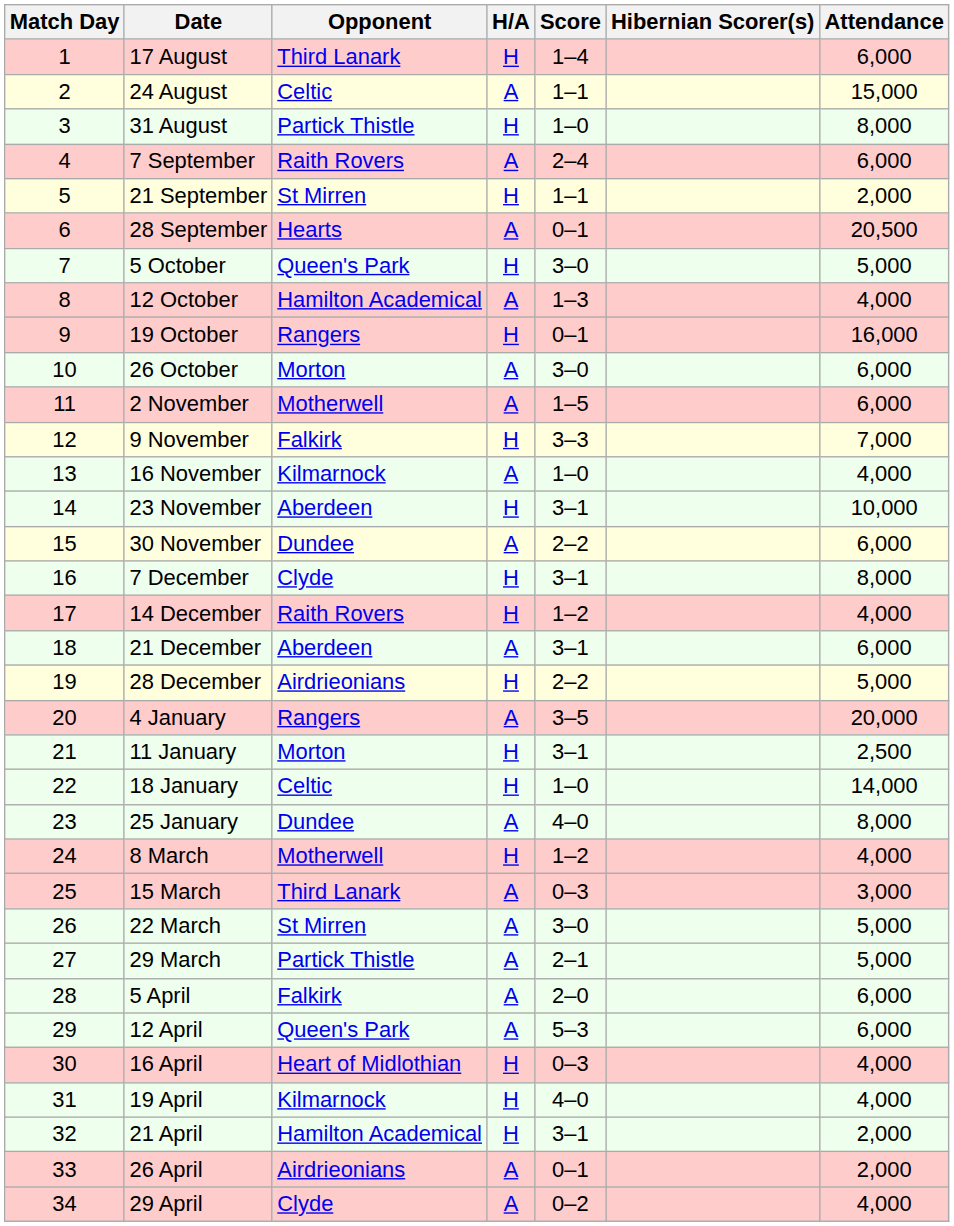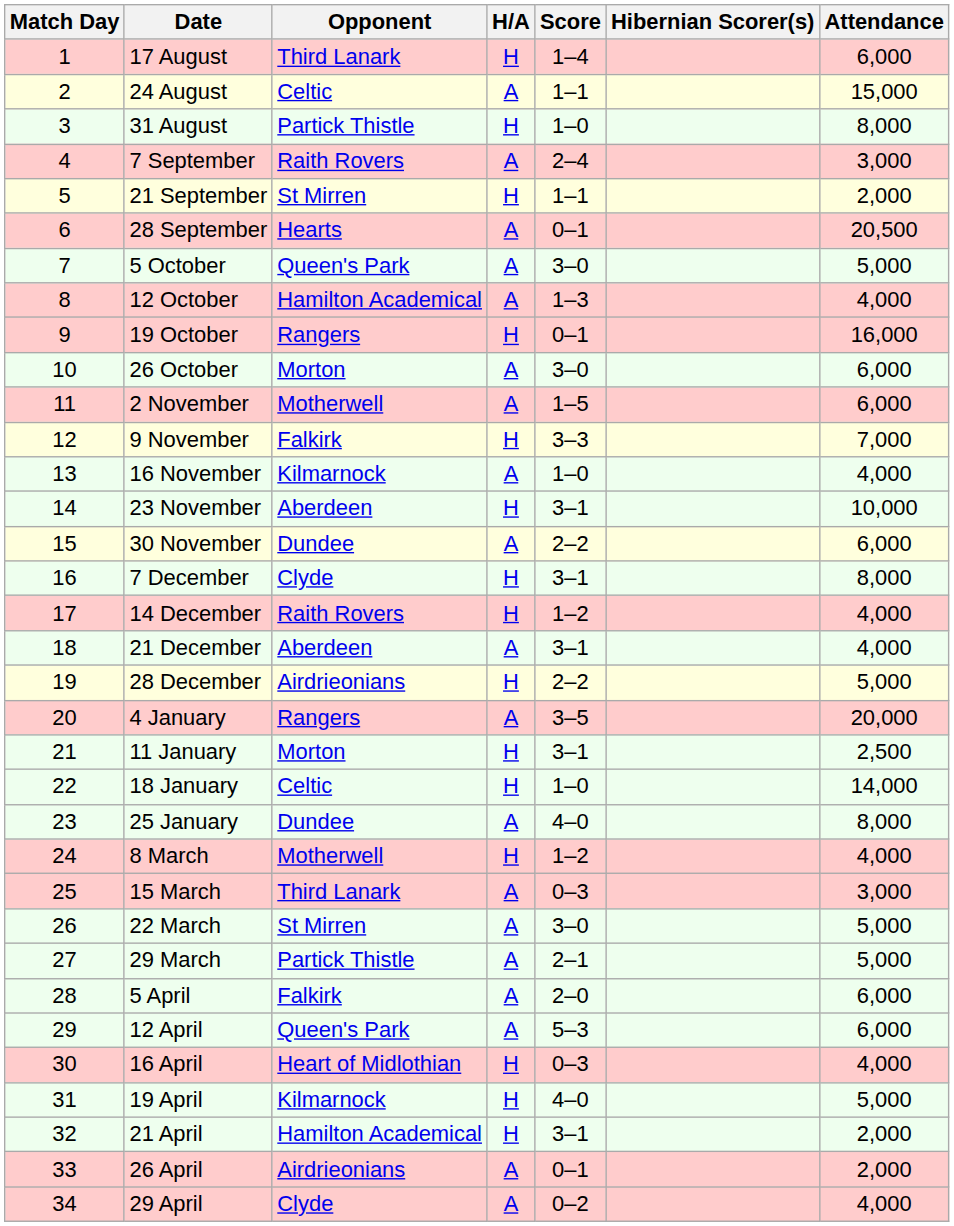(884, 160) 6,000 -> (884, 160) 3,000
(511, 265) H -> (511, 265) A
(884, 647) 6,000 -> (884, 647) 4,000
(884, 1099) 4,000 -> (884, 1099) 5,000
